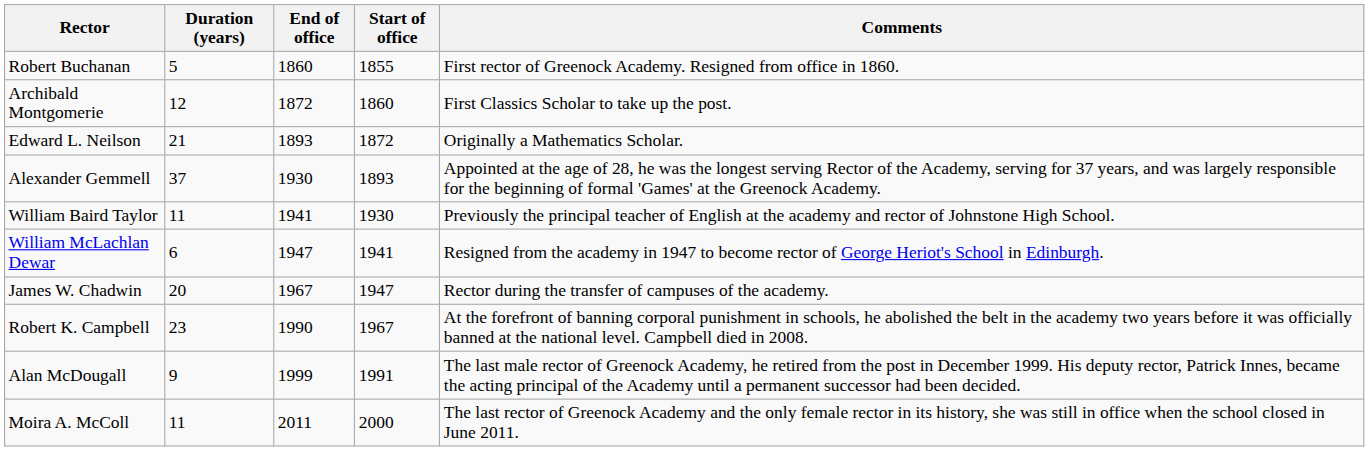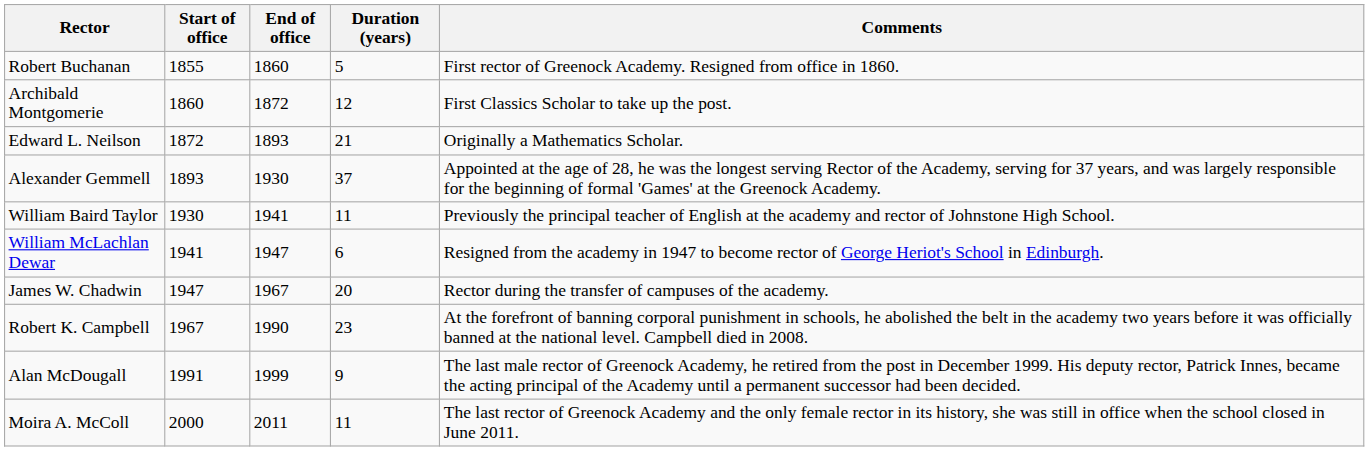columns swapped: (397, 28) <-> (219, 28)
